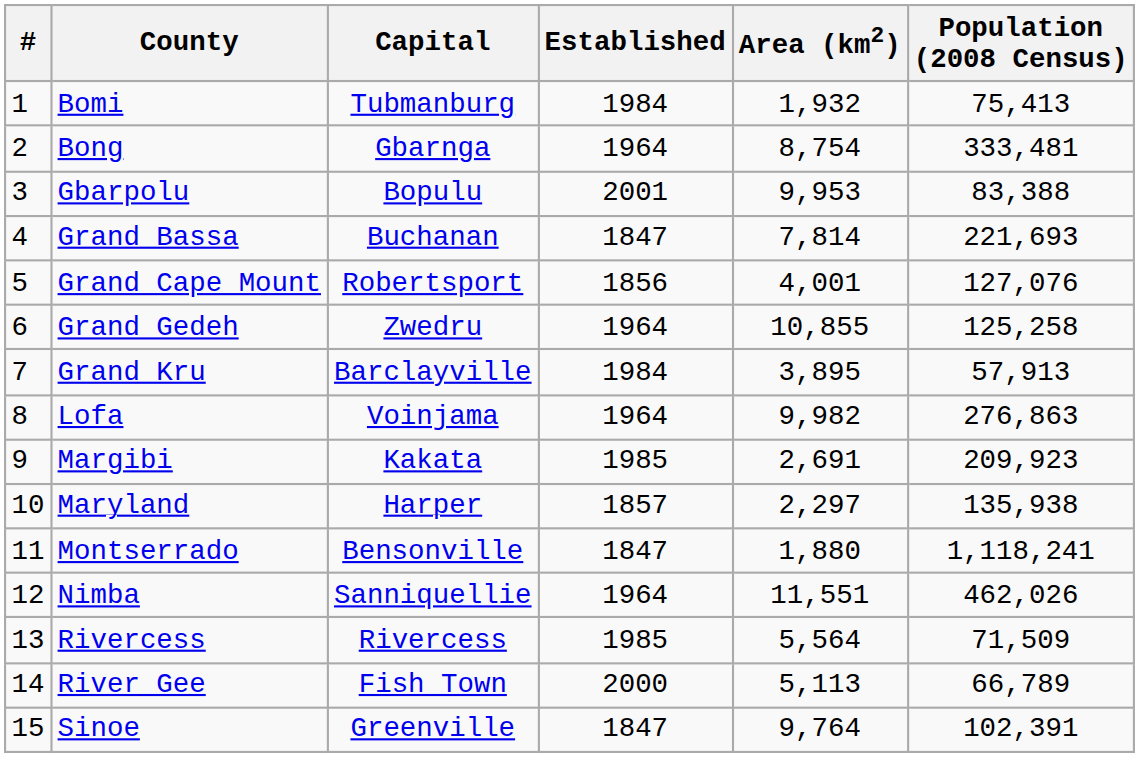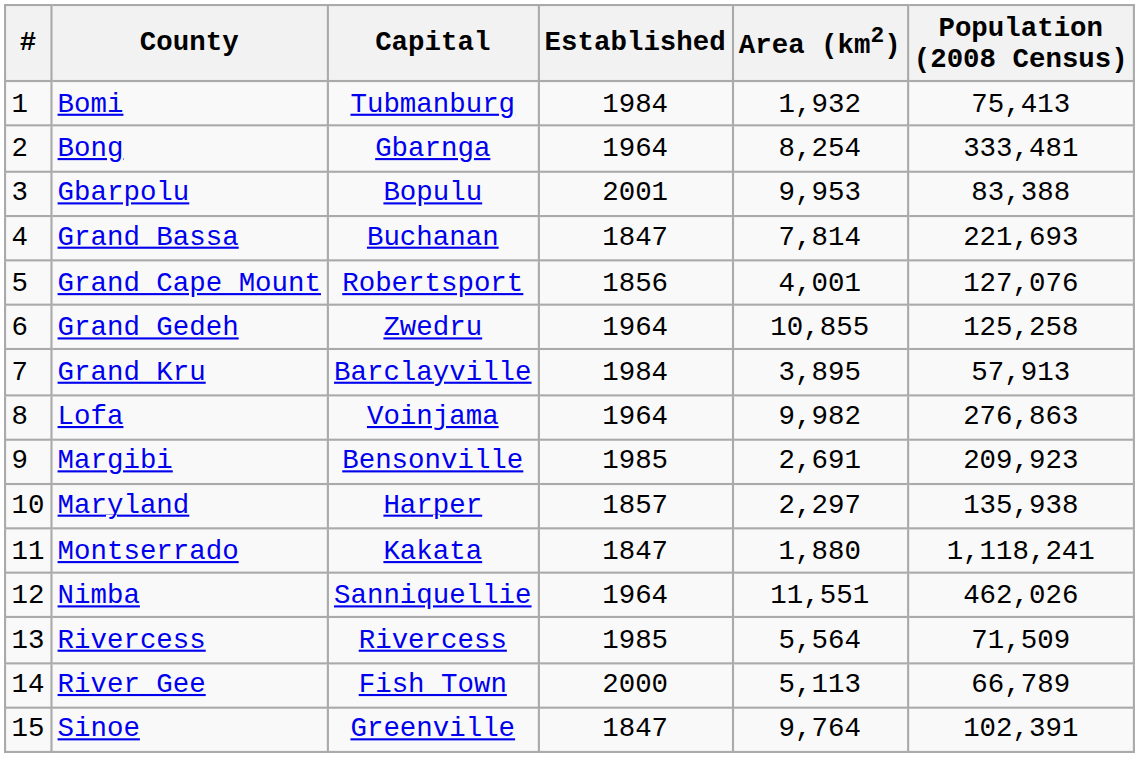(820, 148) 8,754 -> (820, 148) 8,254
(433, 461) Kakata -> (433, 461) Bensonville
(433, 551) Bensonville -> (433, 551) Kakata
